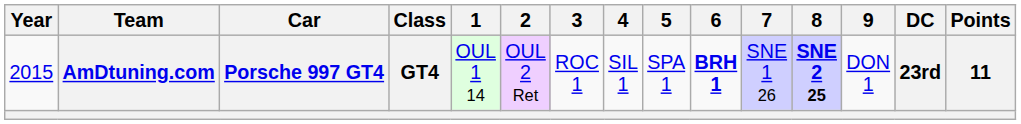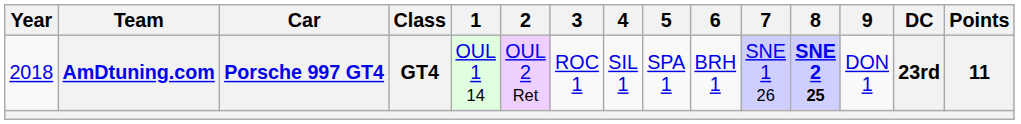(31, 73) 2015 -> (31, 73) 2018
(716, 73) bold -> (715, 73) normal
